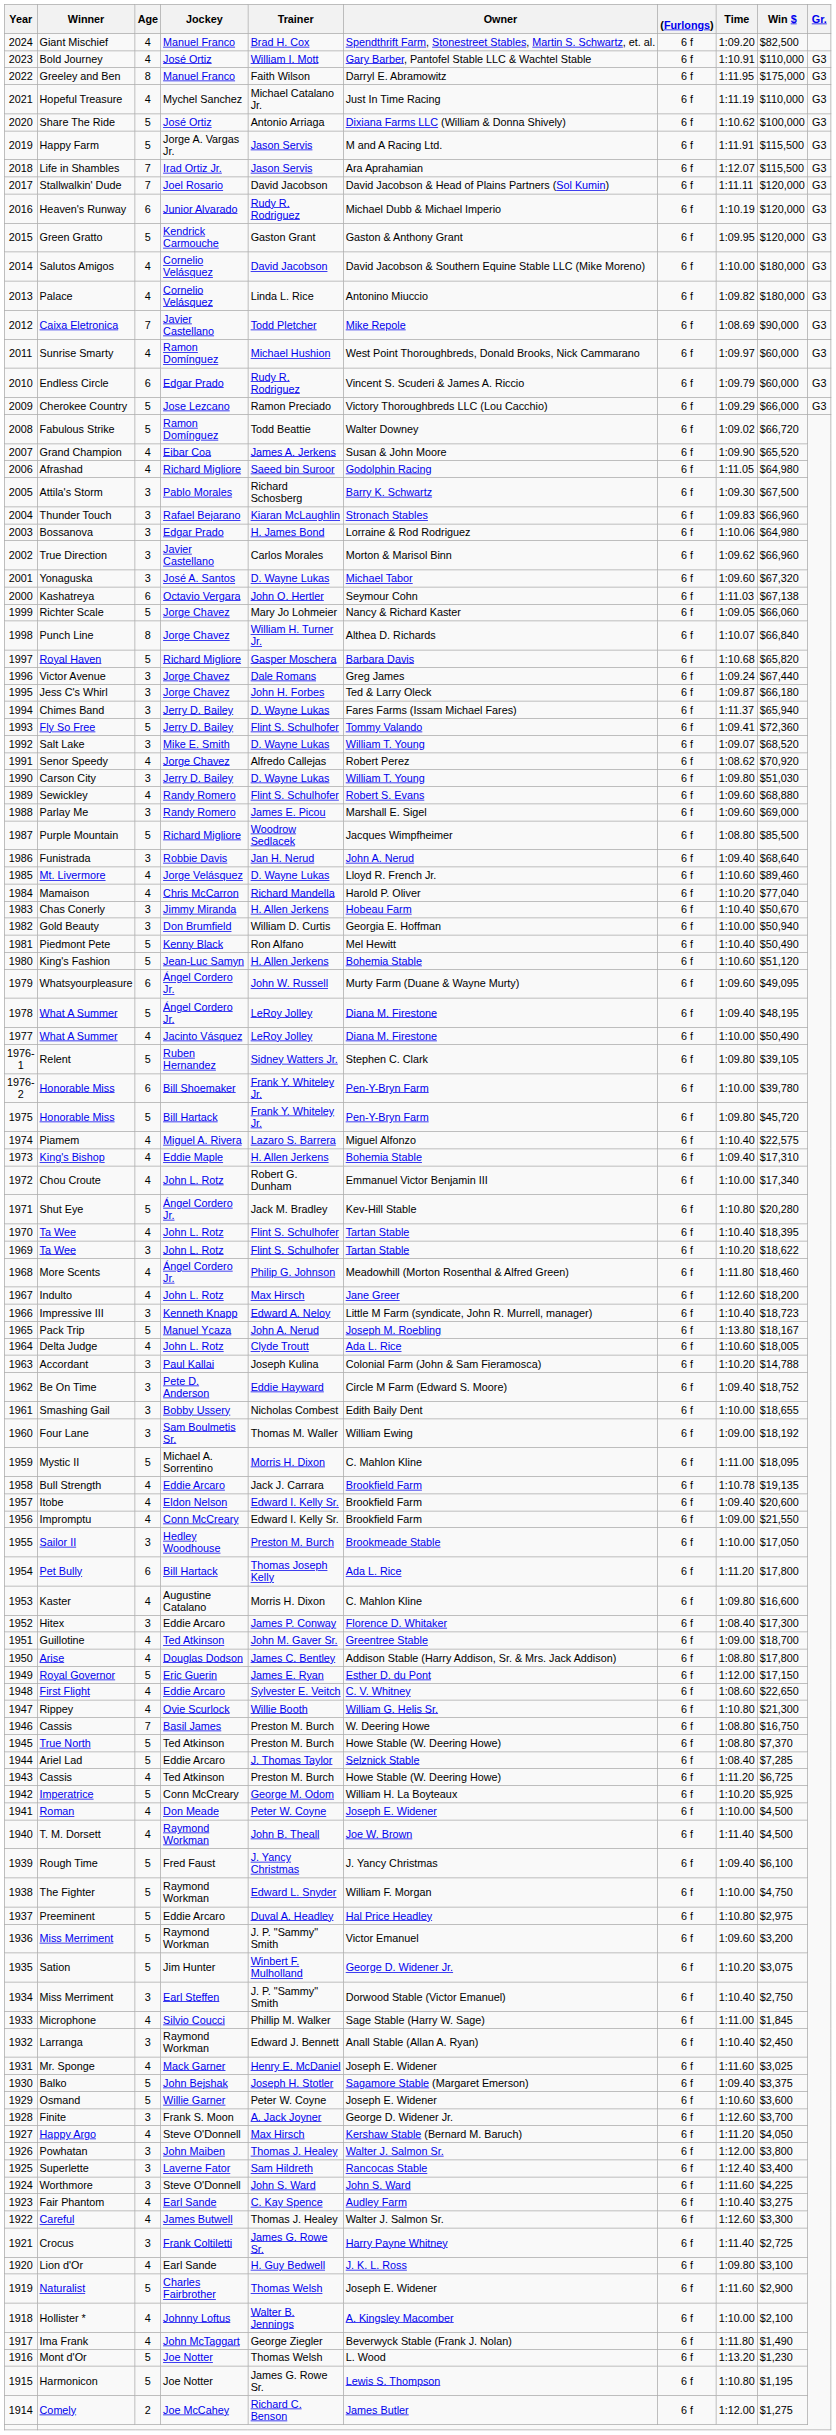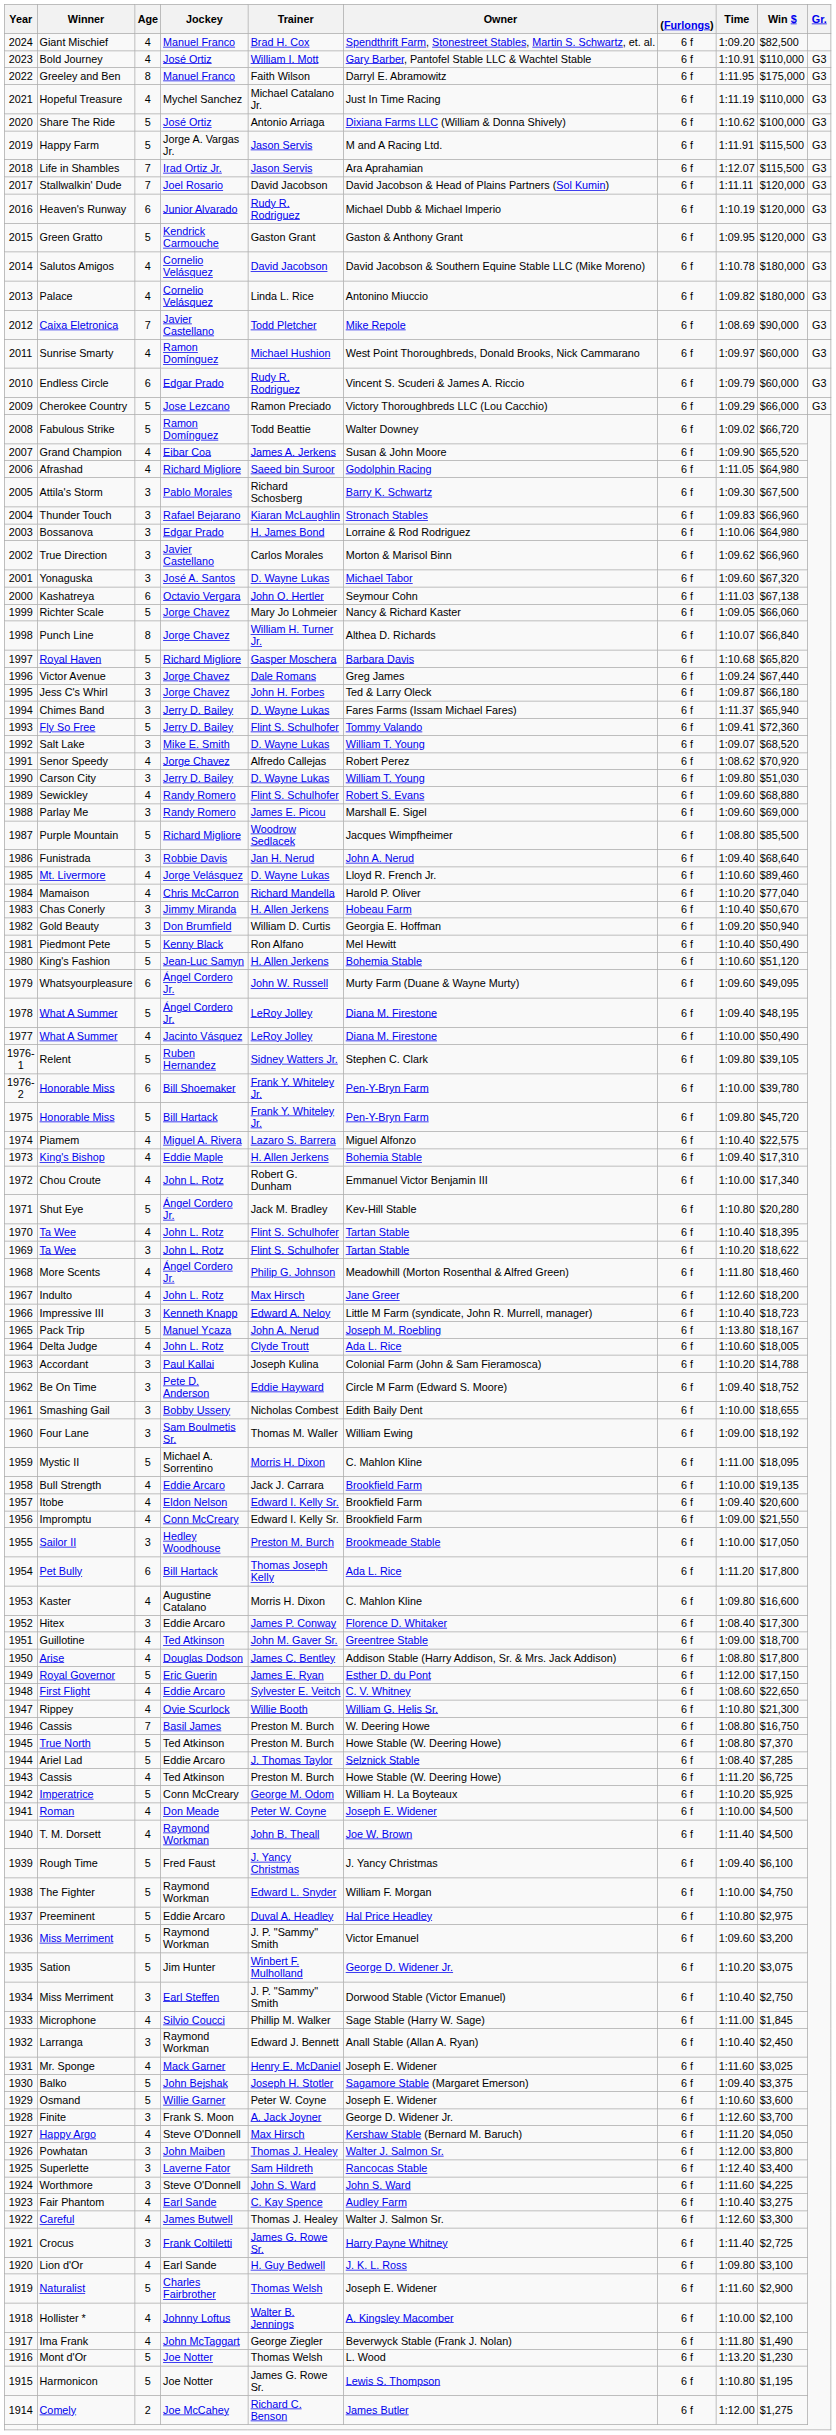(737, 267) 1:10.00 -> (737, 267) 1:10.78
(737, 927) 1:10.00 -> (737, 927) 1:09.20
(737, 1486) 1:10.78 -> (737, 1486) 1:10.00
